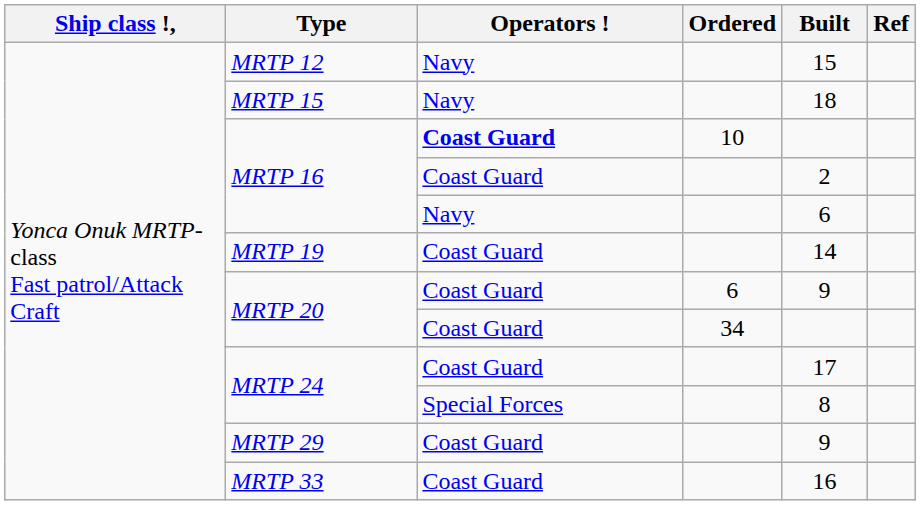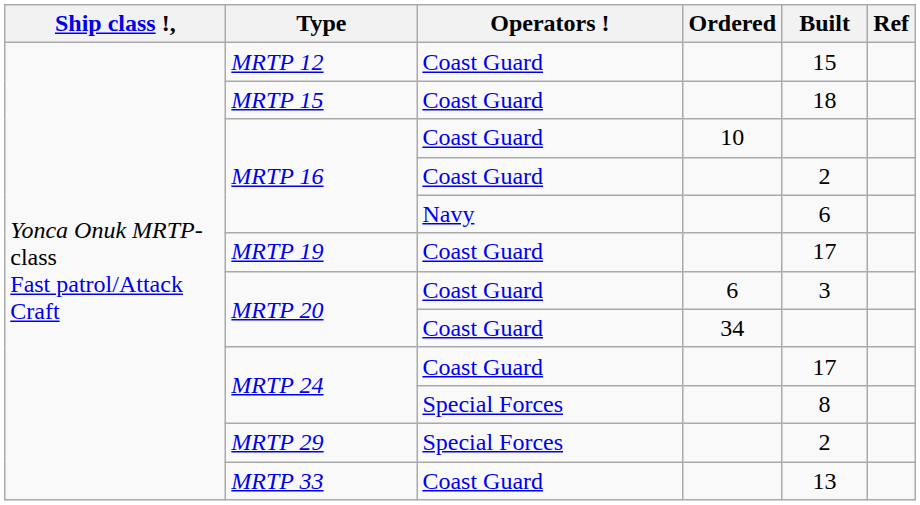(448, 61) Navy -> (483, 61) Coast Guard
(448, 99) Navy -> (483, 99) Coast Guard
(489, 137) bold -> (483, 137) normal
(825, 251) 14 -> (825, 251) 17
(825, 289) 9 -> (825, 289) 3
(483, 442) Coast Guard -> (493, 442) Special Forces
(825, 442) 9 -> (825, 442) 2
(825, 480) 16 -> (825, 480) 13
